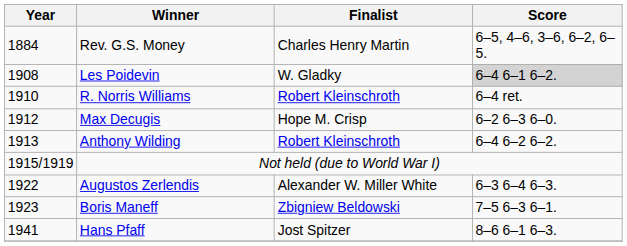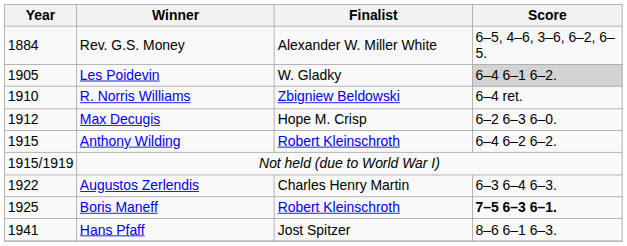(343, 45) Charles Henry Martin -> (357, 45) Alexander W. Miller White
(23, 75) 1908 -> (23, 75) 1905
(339, 97) Robert Kleinschroth -> (339, 97) Zbigniew Beldowski
(23, 141) 1913 -> (23, 141) 1915
(357, 185) Alexander W. Miller White -> (343, 185) Charles Henry Martin
(23, 207) 1923 -> (23, 207) 1925
(339, 207) Zbigniew Beldowski -> (339, 207) Robert Kleinschroth
(516, 207) normal -> (516, 207) bold
